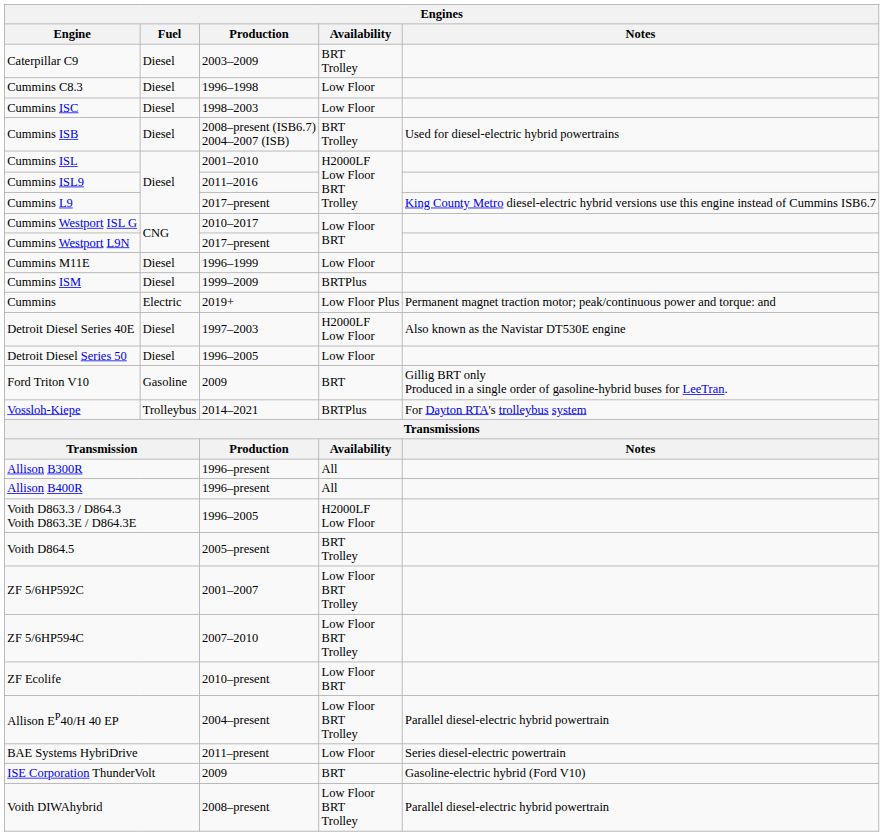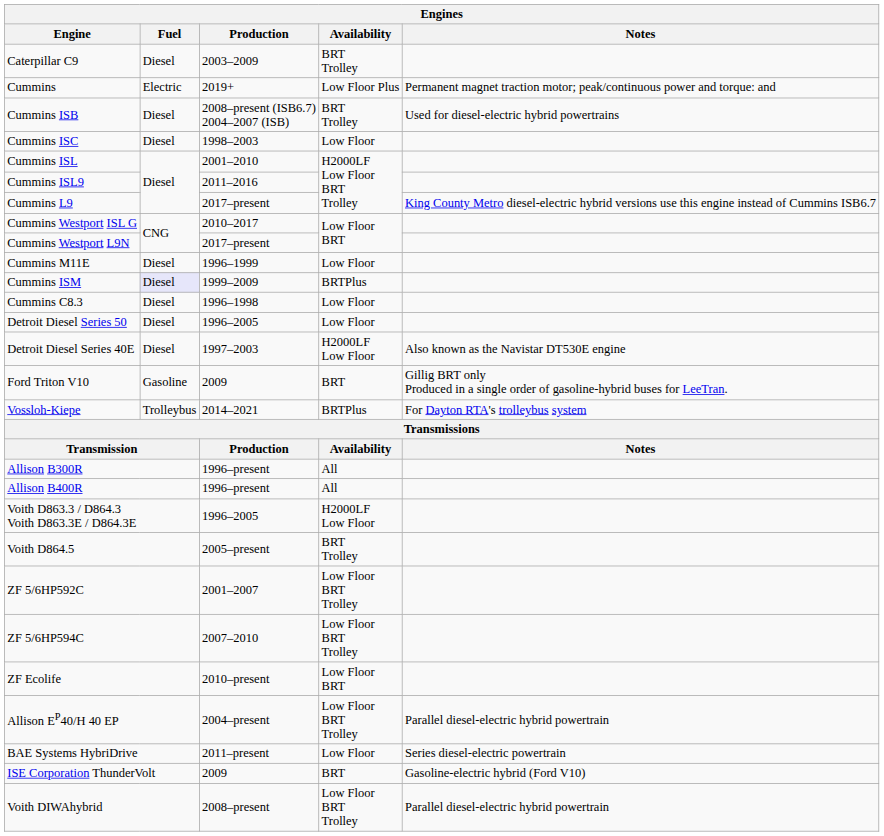rows swapped: (45, 87) <-> (32, 302)
rows swapped: (43, 134) <-> (43, 107)
(159, 282) no background -> (159, 282) lavender background
rows swapped: (71, 329) <-> (67, 355)
